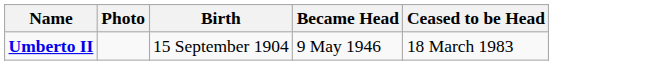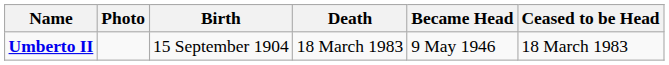+ column: (350, 18)
